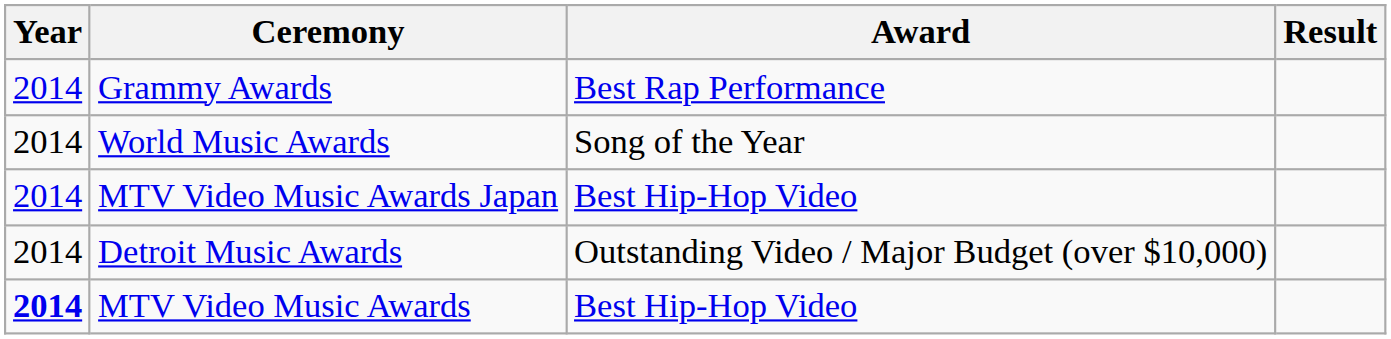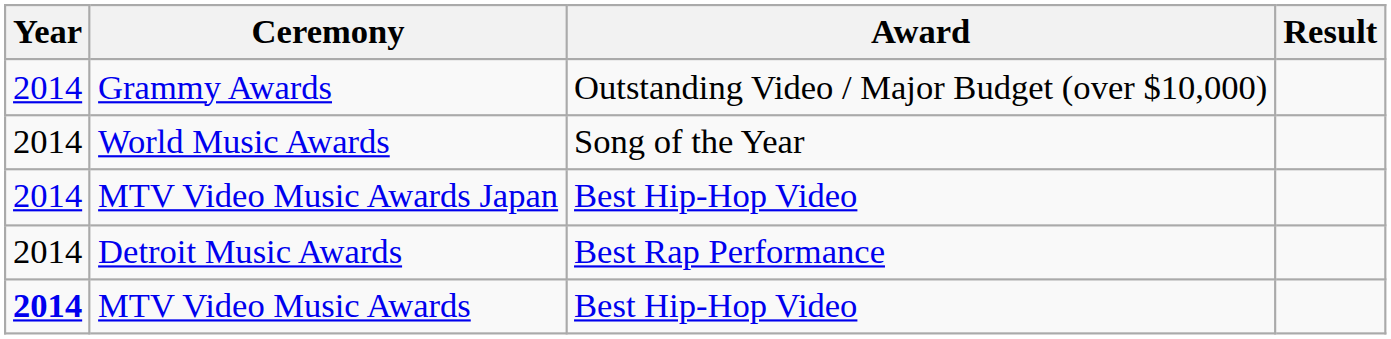(730, 86) Best Rap Performance -> (921, 86) Outstanding Video / Major Budget (over $10,000)
(921, 251) Outstanding Video / Major Budget (over $10,000) -> (730, 251) Best Rap Performance
